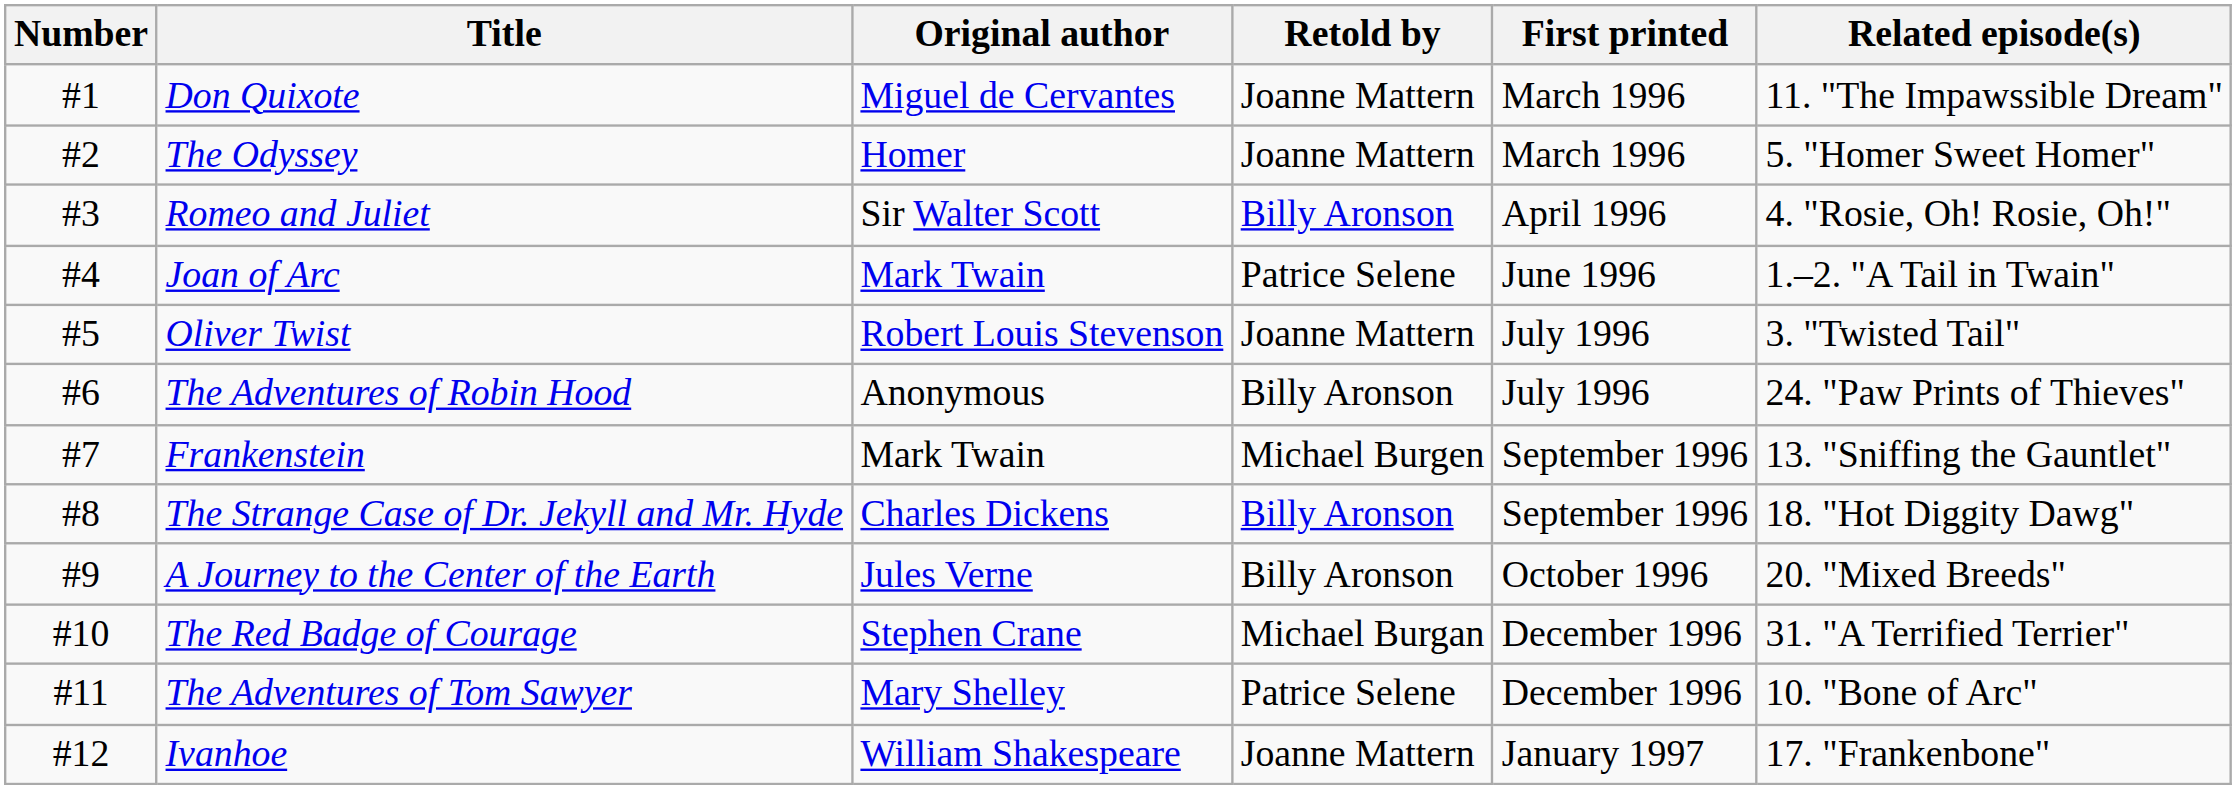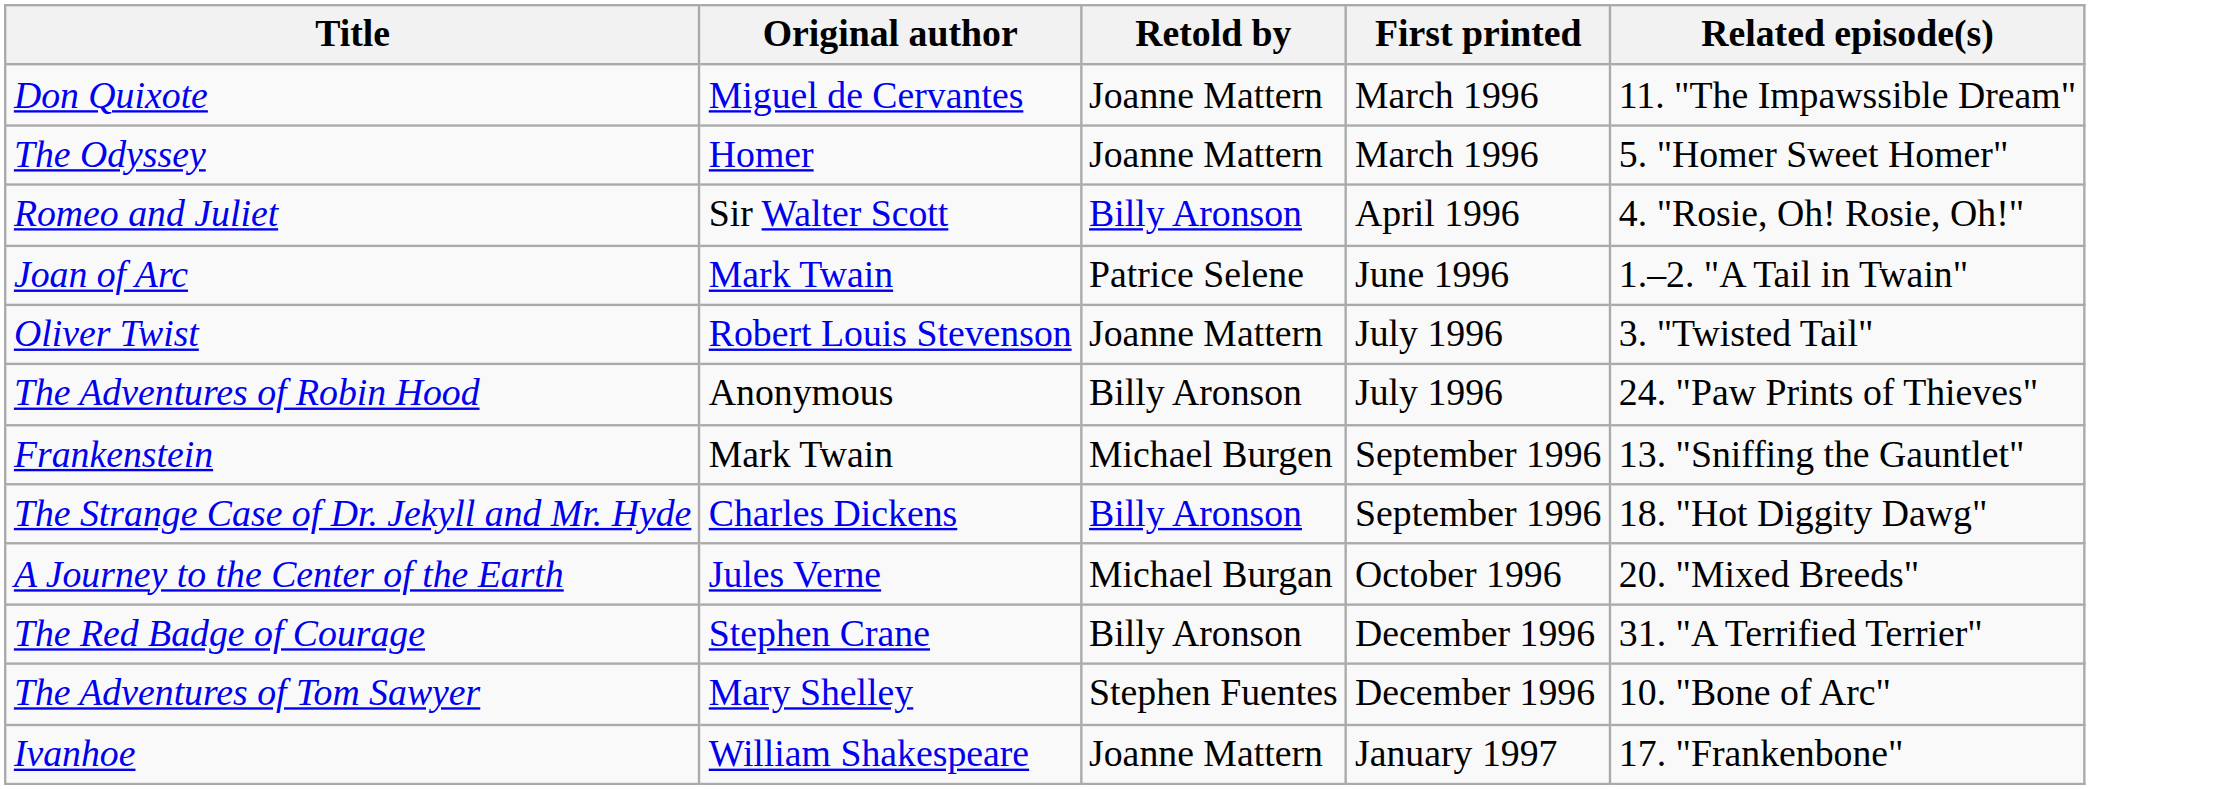- column: (81, 34)
(1347, 573) Billy Aronson -> (1211, 573) Michael Burgan
(1363, 633) Michael Burgan -> (1196, 633) Billy Aronson
(1348, 693) Patrice Selene -> (1213, 693) Stephen Fuentes
